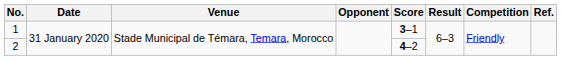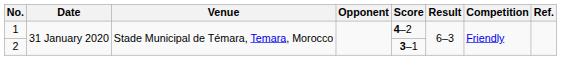(409, 30) 3–1 -> (403, 30) 4–2
(409, 47) 4–2 -> (409, 47) 3–1
